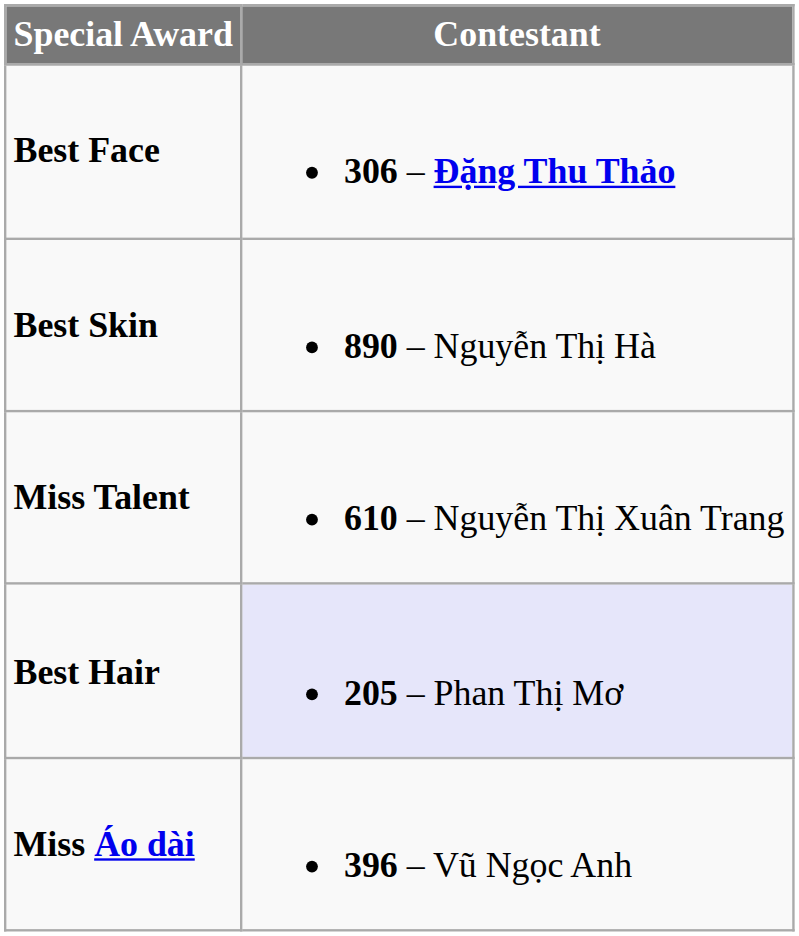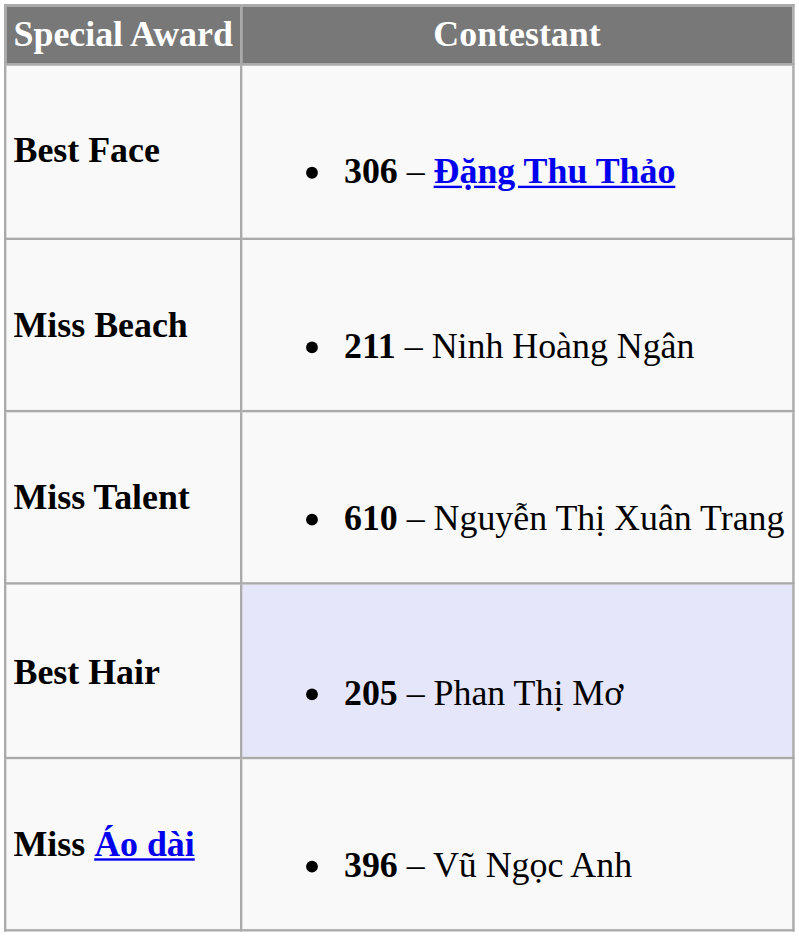- row: (86, 323)
+ row: (101, 323)
